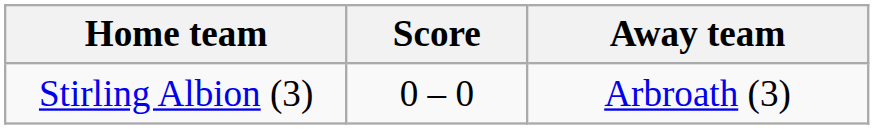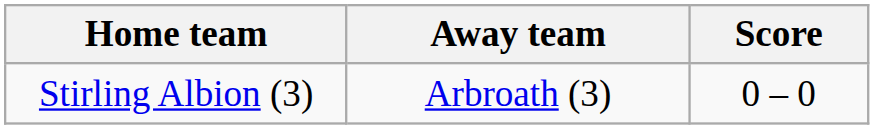columns swapped: (437, 33) <-> (698, 33)
